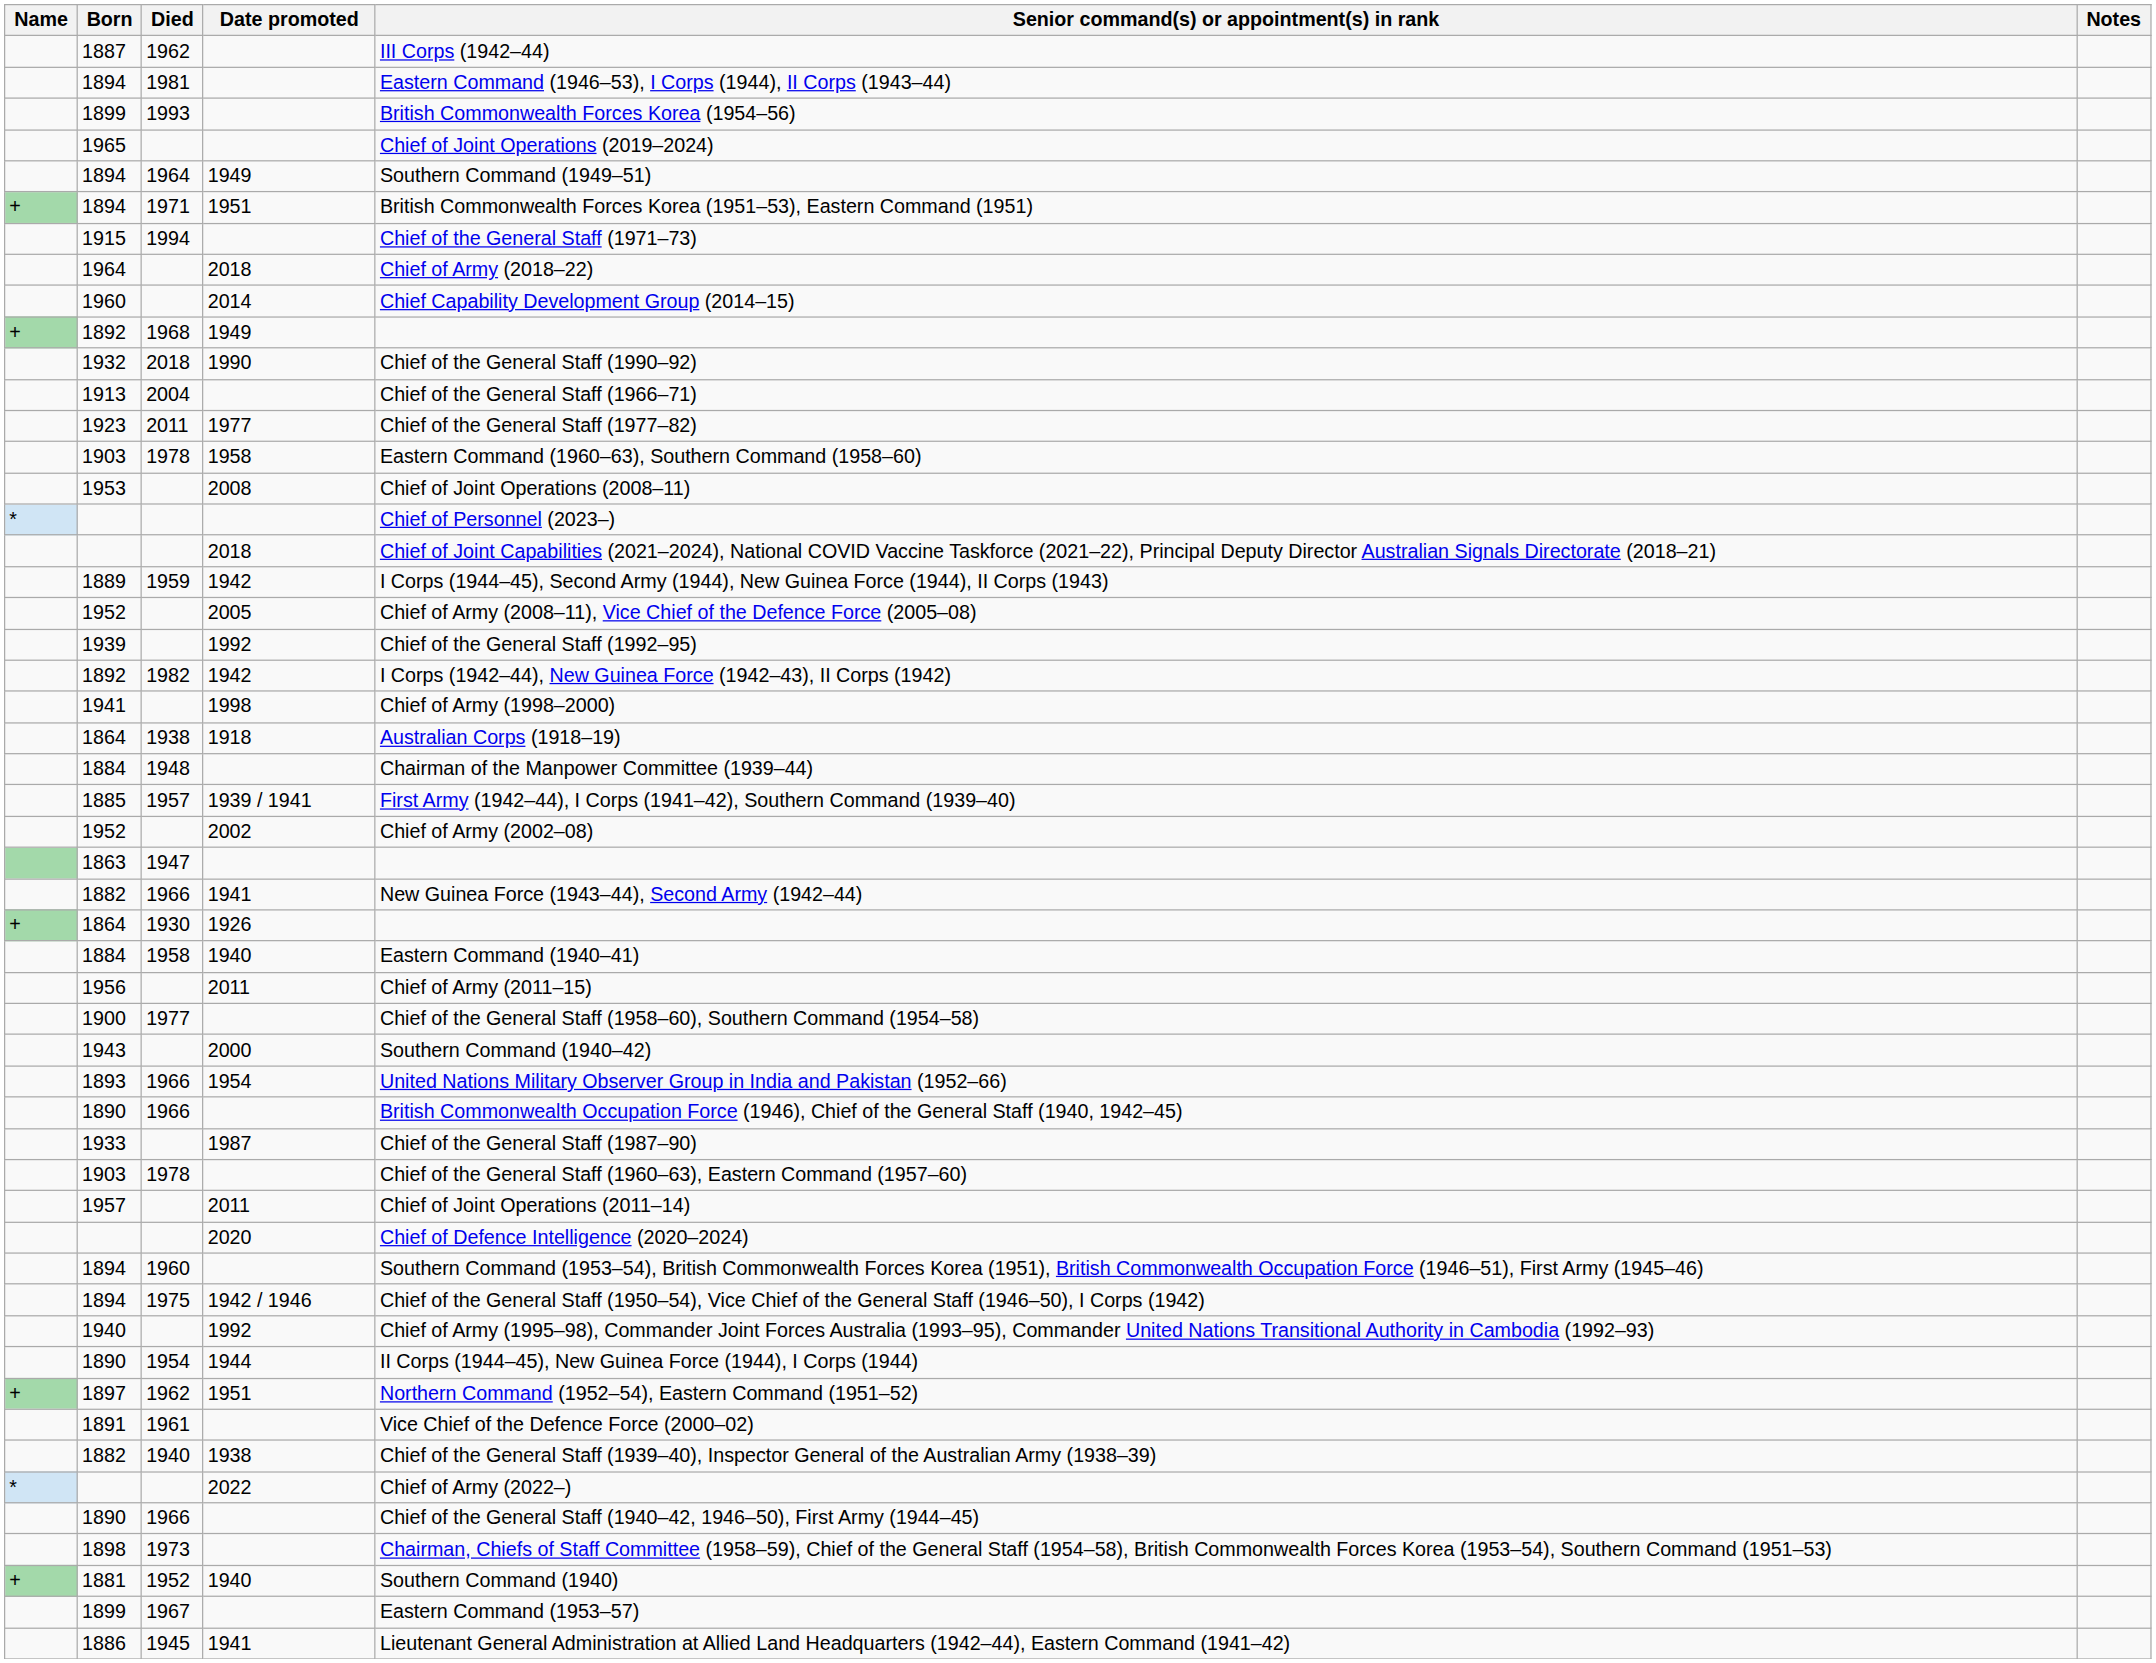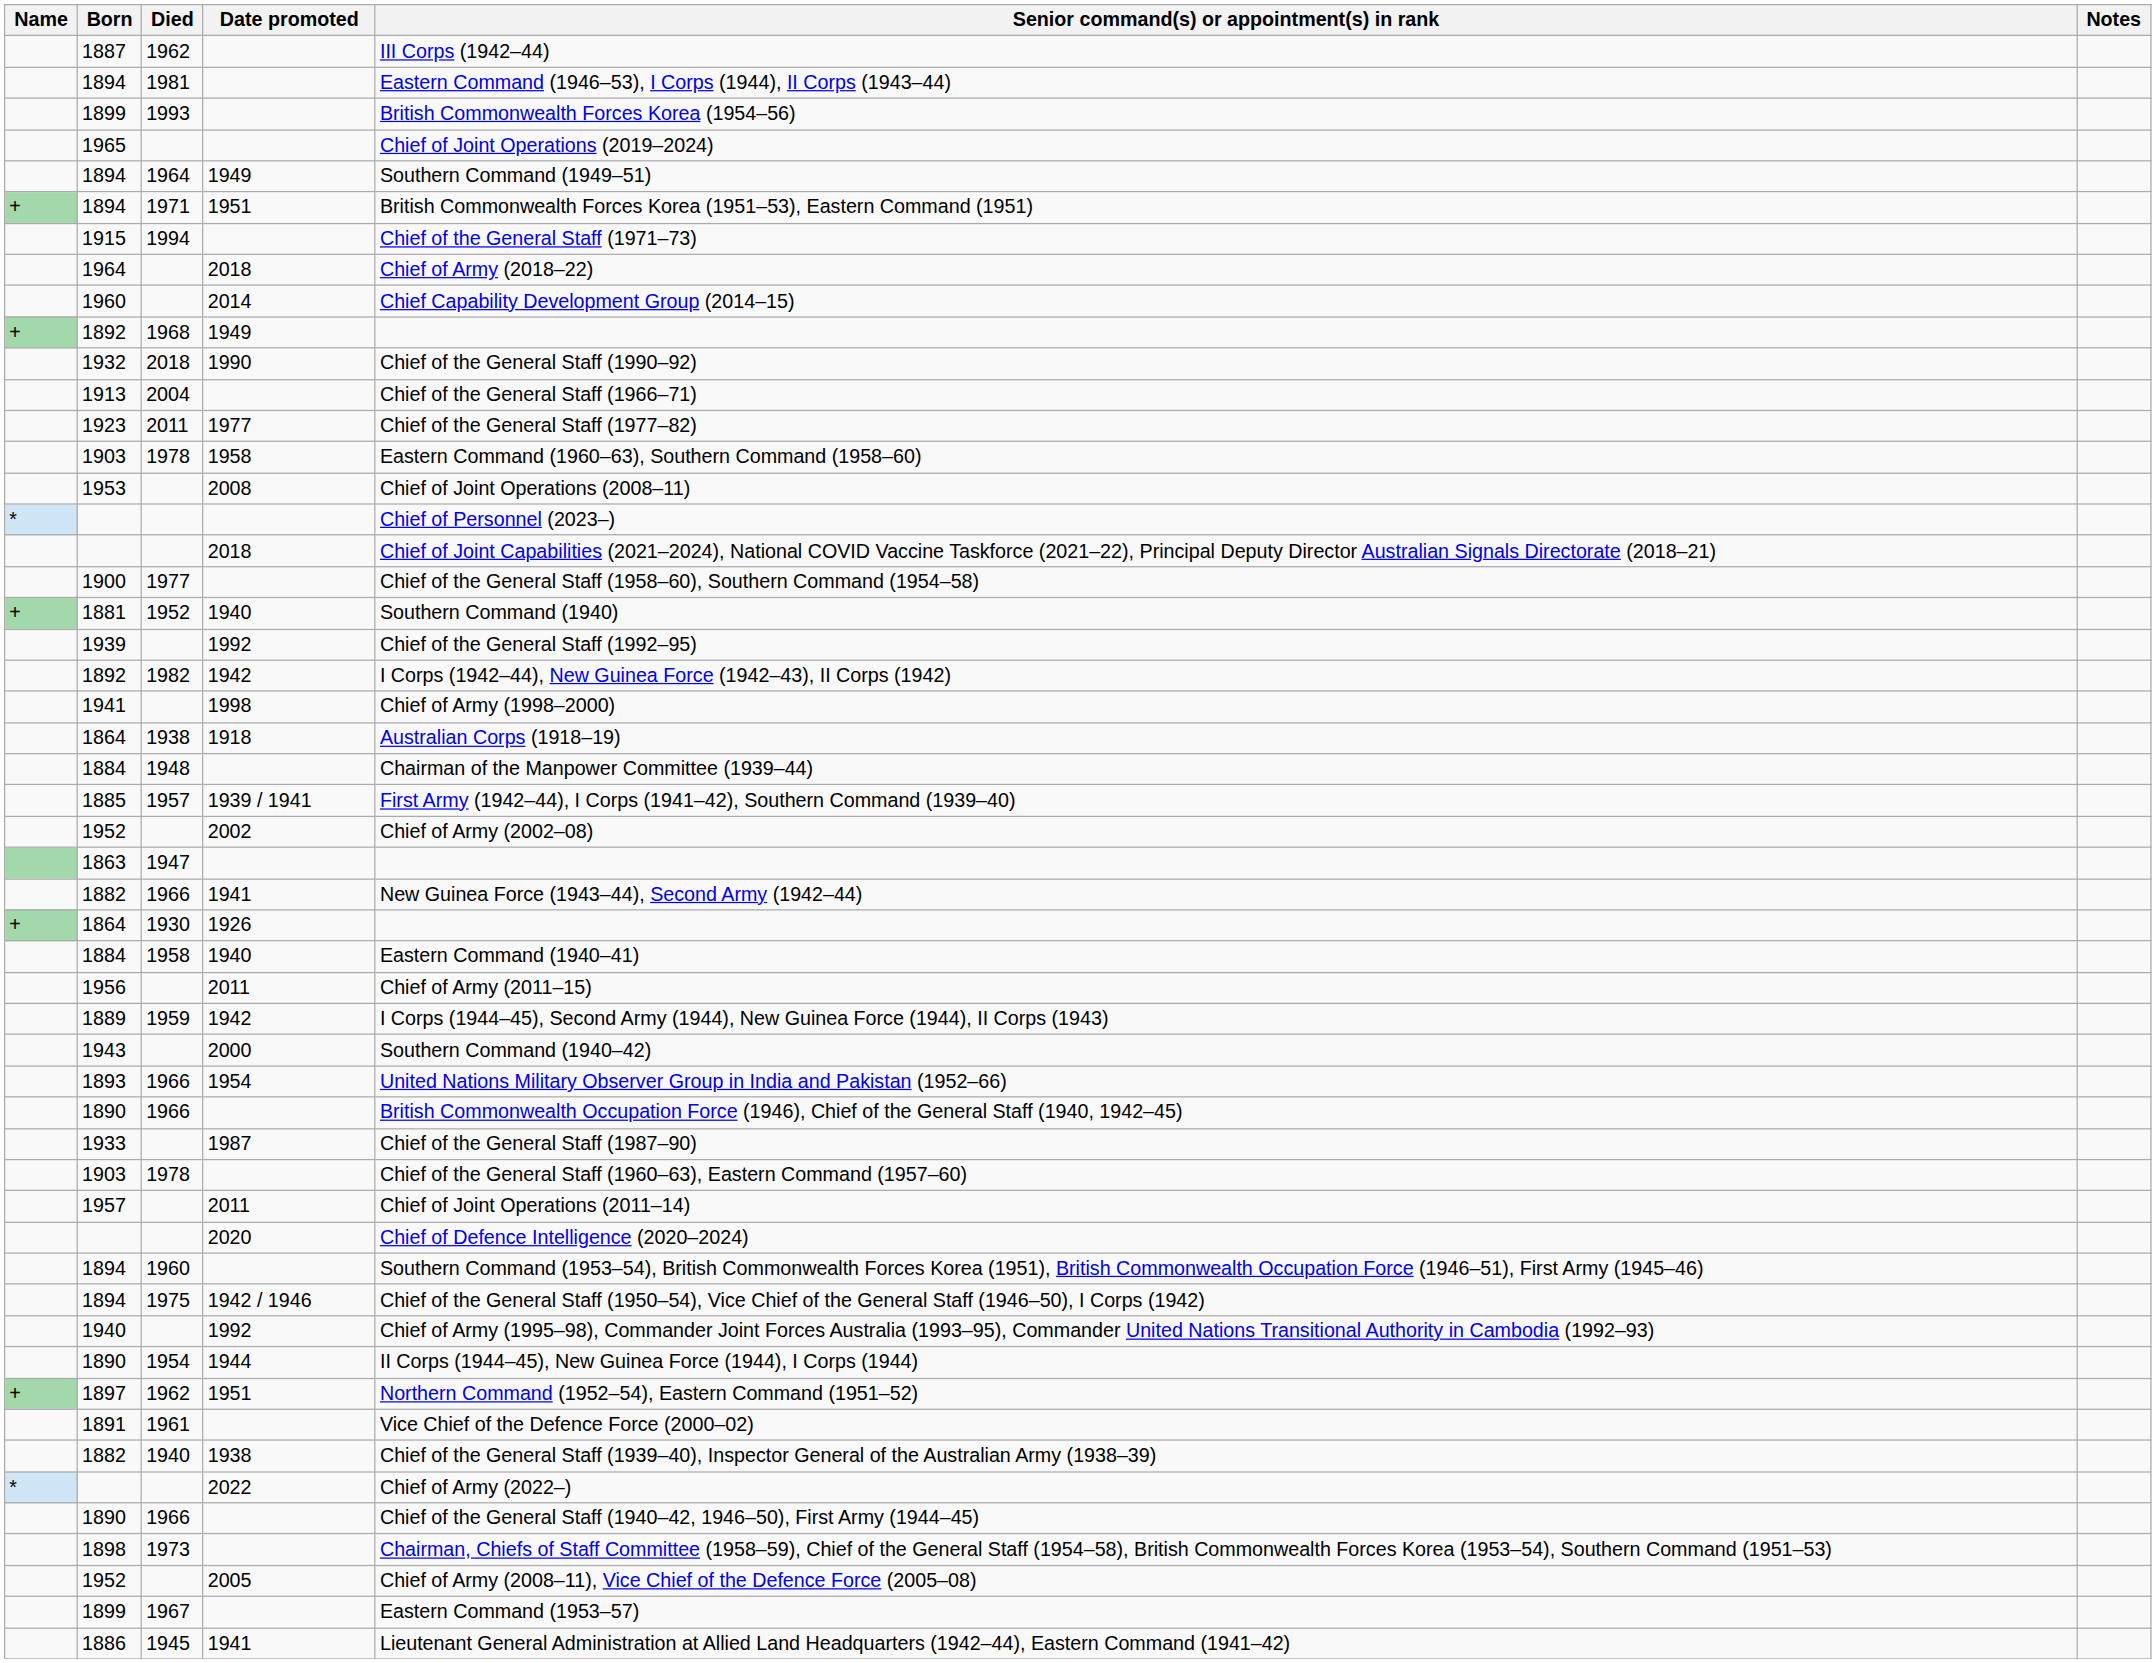rows swapped: (104, 1018) <-> (104, 581)
rows swapped: (104, 613) <-> (104, 1580)
